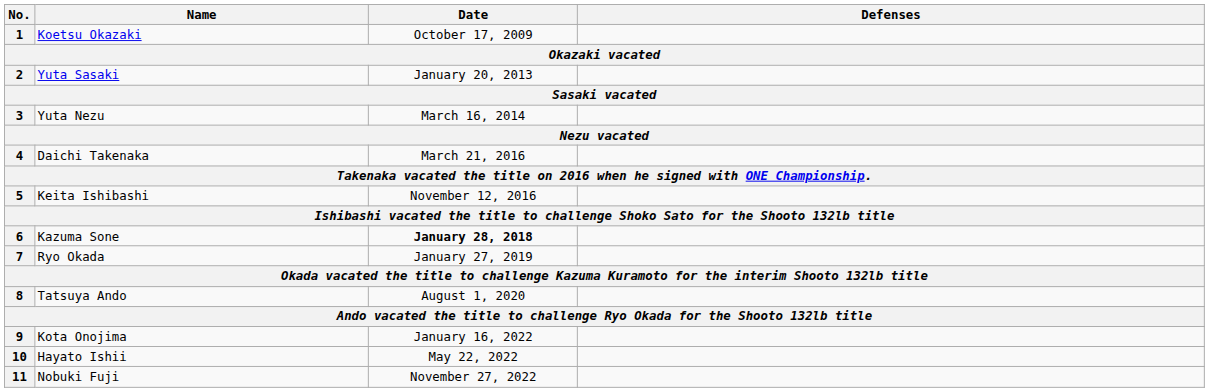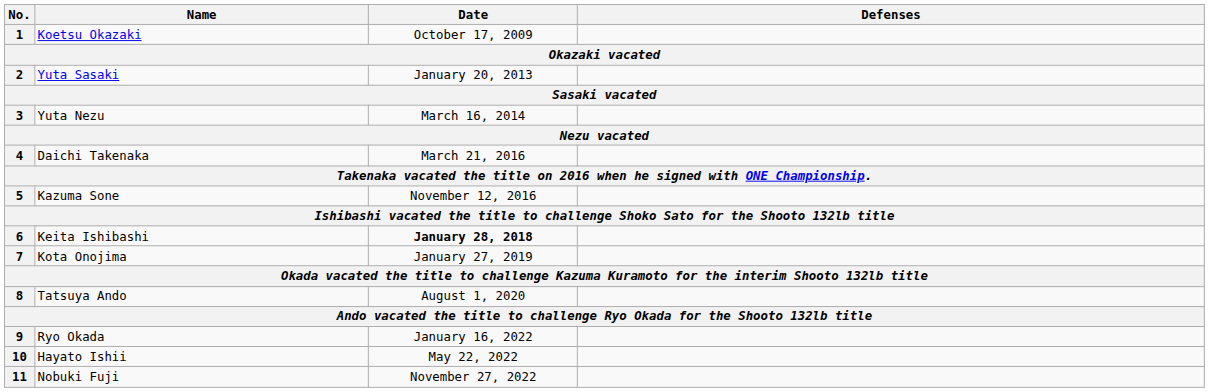(93, 196) Keita Ishibashi -> (78, 196) Kazuma Sone
(78, 236) Kazuma Sone -> (93, 236) Keita Ishibashi
(71, 256) Ryo Okada -> (82, 256) Kota Onojima
(82, 337) Kota Onojima -> (71, 337) Ryo Okada
